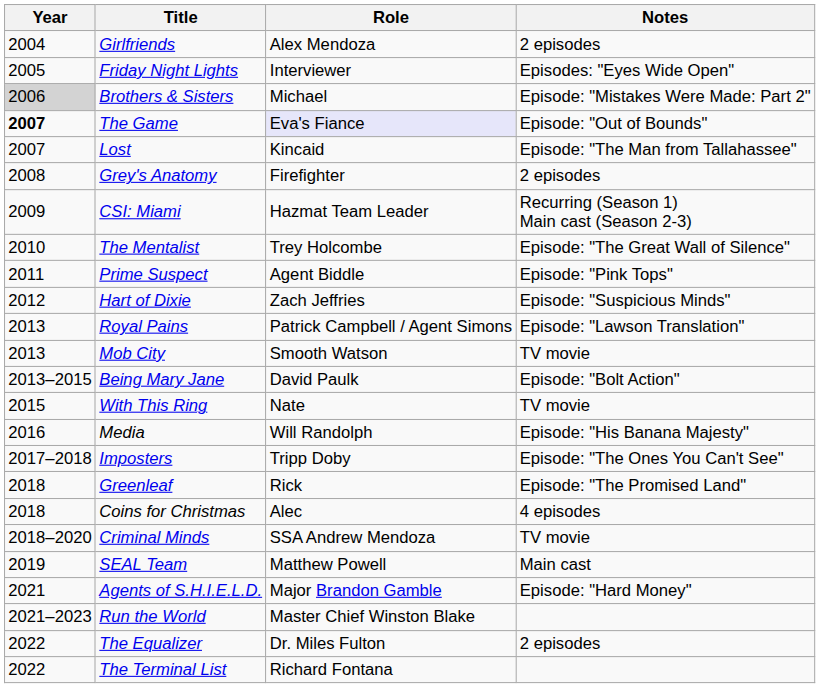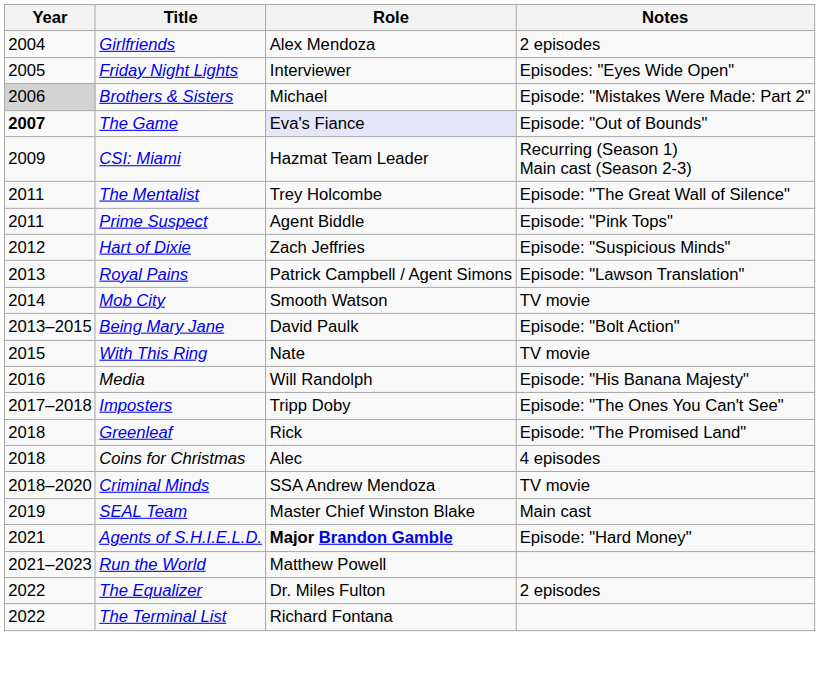- row: (115, 149)
- row: (158, 176)
(27, 247) 2010 -> (26, 194) 2011
(27, 353) 2013 -> (27, 300) 2014
(328, 564) Matthew Powell -> (372, 511) Master Chief Winston Blake
(356, 590) normal -> (361, 537) bold
(372, 616) Master Chief Winston Blake -> (328, 564) Matthew Powell
